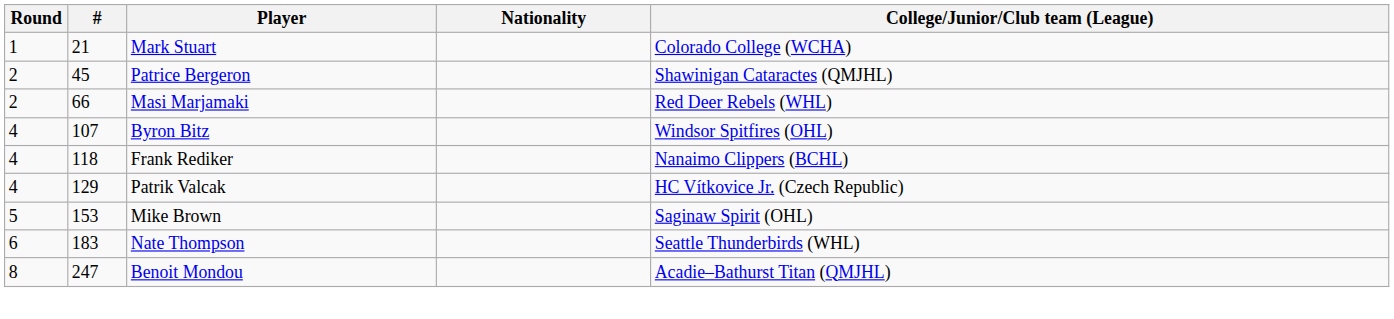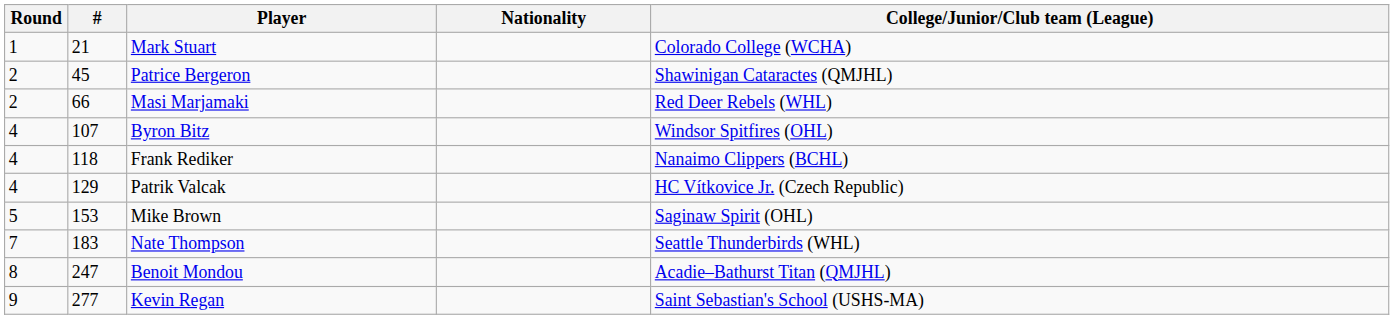(13, 243) 6 -> (13, 243) 7
+ row: (177, 300)
